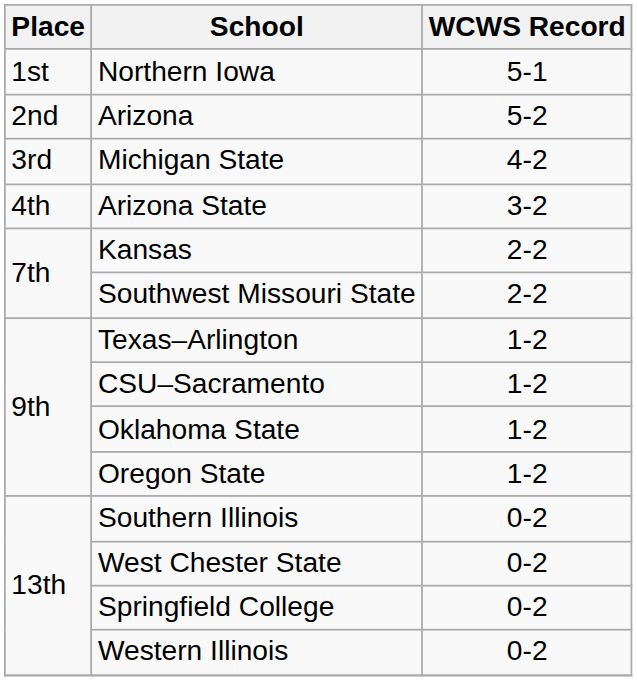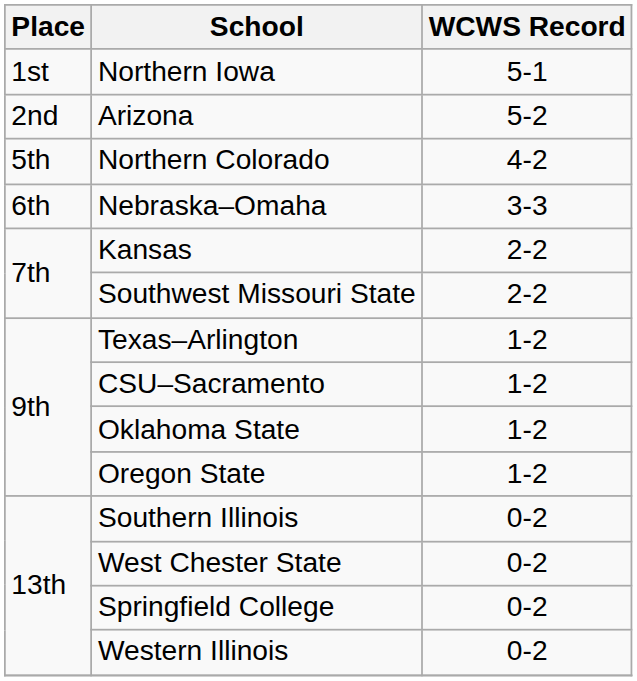- row: (191, 160)
- row: (182, 205)
+ row: (214, 160)
+ row: (212, 205)
